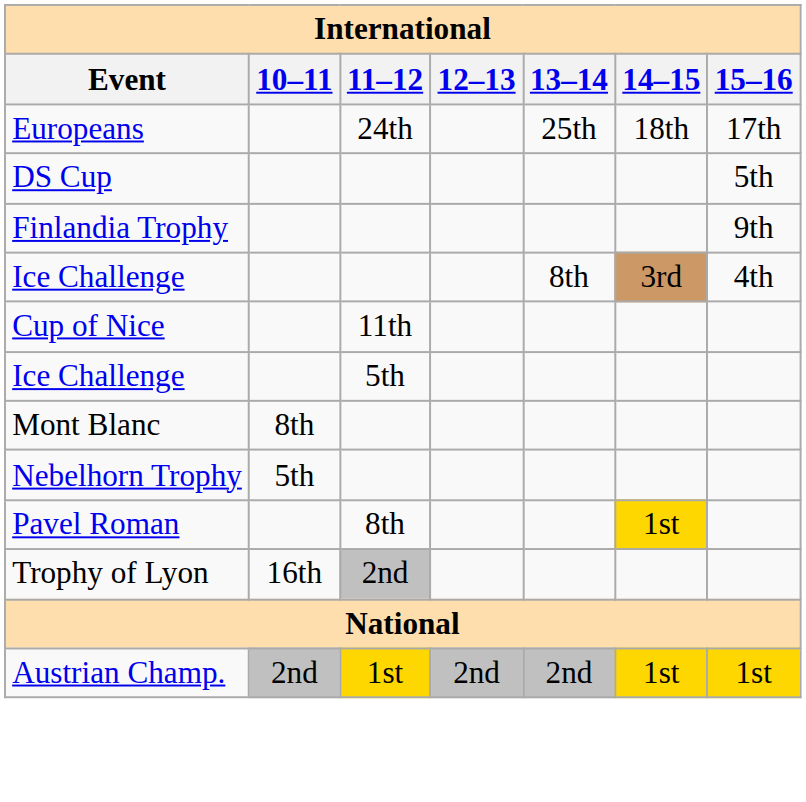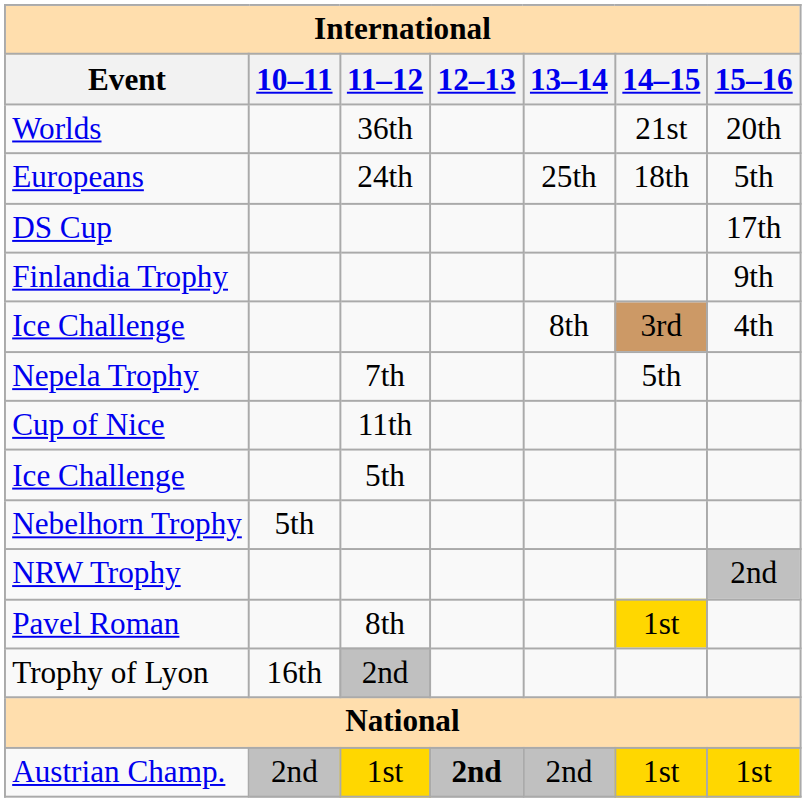+ row: (57, 128)
(754, 128) 17th -> (754, 177) 5th
(754, 177) 5th -> (754, 227) 17th
+ row: (105, 375)
- row: (86, 425)
+ row: (96, 573)
(477, 672) normal -> (477, 771) bold
